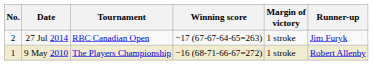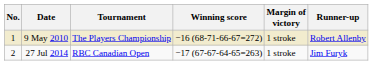rows swapped: (46, 53) <-> (47, 38)
